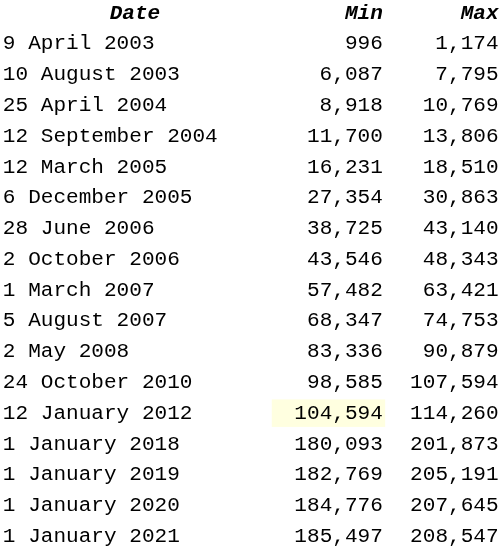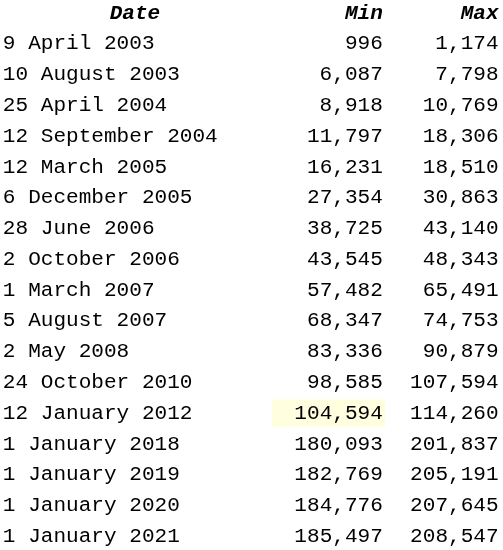(467, 75) 7,795 -> (467, 75) 7,798
(345, 136) 11,700 -> (345, 136) 11,797
(461, 136) 13,806 -> (461, 136) 18,306
(345, 259) 43,546 -> (345, 259) 43,545
(461, 290) 63,421 -> (461, 290) 65,491
(454, 444) 201,873 -> (454, 444) 201,837
